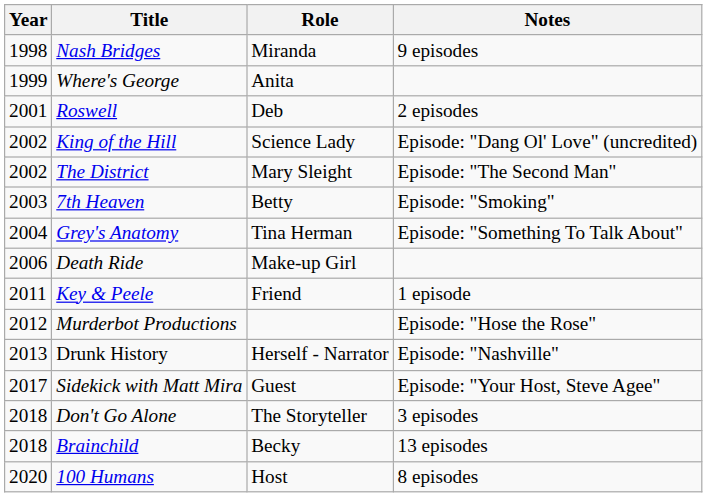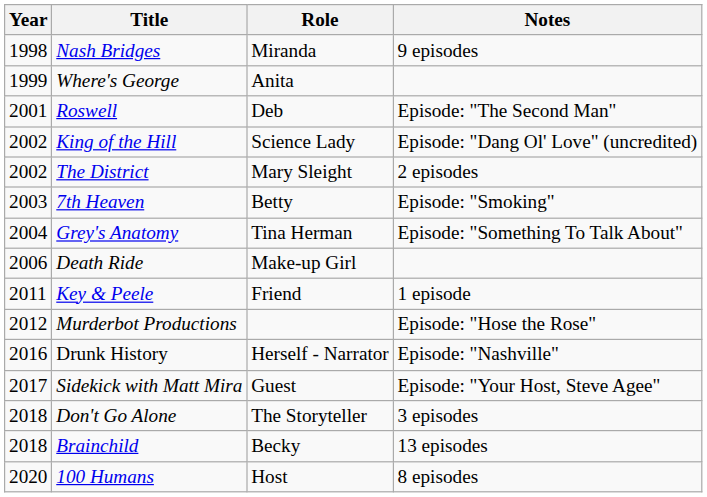(438, 111) 2 episodes -> (507, 111) Episode: "The Second Man"
(507, 171) Episode: "The Second Man" -> (438, 171) 2 episodes
(28, 354) 2013 -> (28, 354) 2016
